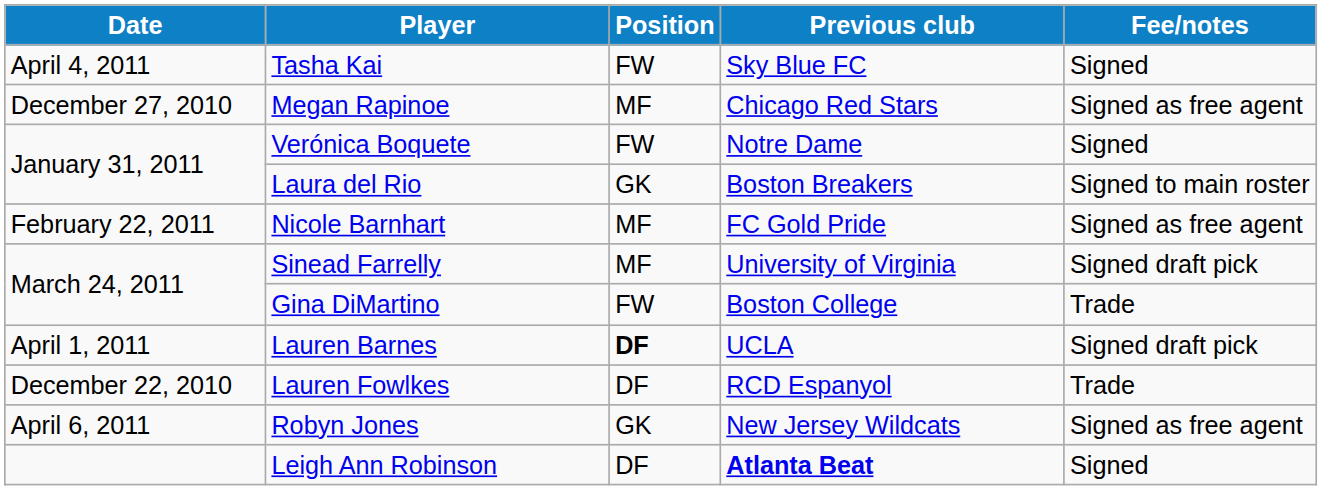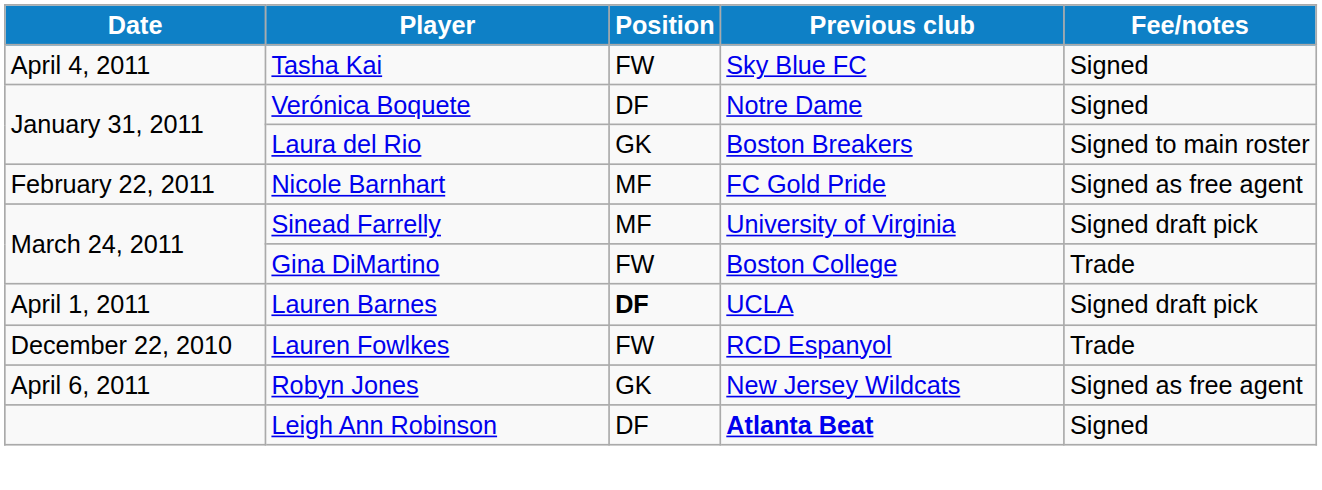- row: (360, 105)
(635, 145) FW -> (632, 105) DF
(632, 384) DF -> (635, 345) FW
